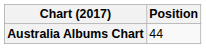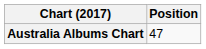(156, 33) 44 -> (156, 33) 47
